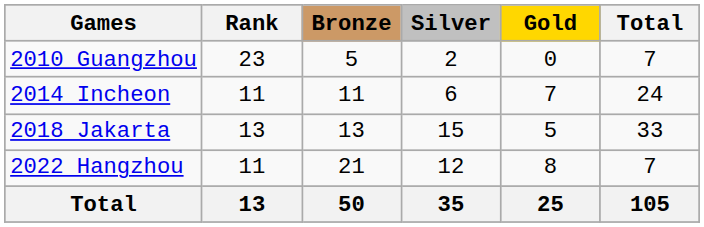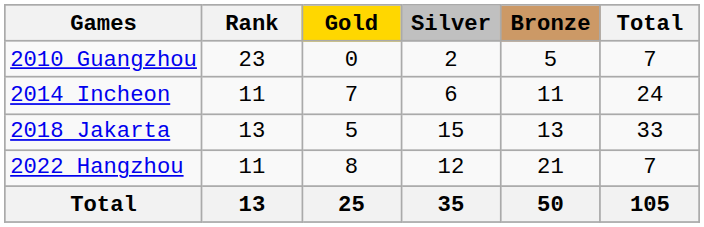columns swapped: (550, 23) <-> (351, 23)
